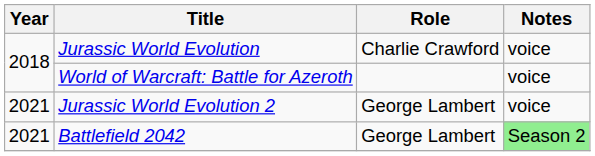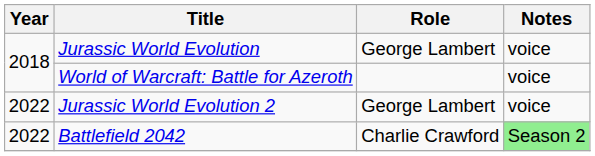(430, 48) Charlie Crawford -> (428, 48) George Lambert
(29, 106) 2021 -> (29, 106) 2022
(29, 135) 2021 -> (29, 135) 2022
(428, 135) George Lambert -> (430, 135) Charlie Crawford
